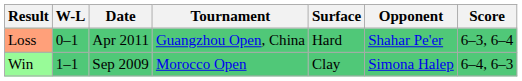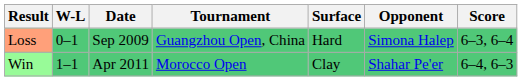(121, 40) Apr 2011 -> (120, 40) Sep 2009
(406, 40) Shahar Pe'er -> (411, 40) Simona Halep
(120, 64) Sep 2009 -> (121, 64) Apr 2011
(411, 64) Simona Halep -> (406, 64) Shahar Pe'er
